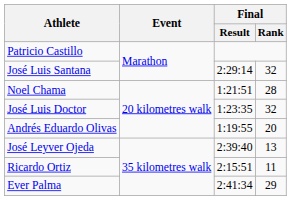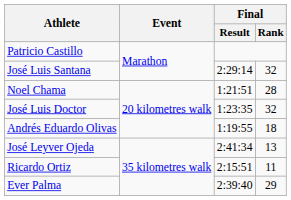(271, 128) 20 -> (271, 128) 18
(235, 148) 2:39:40 -> (235, 148) 2:41:34
(235, 186) 2:41:34 -> (235, 186) 2:39:40
